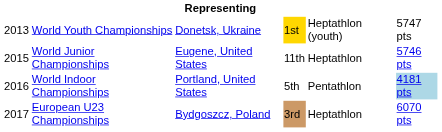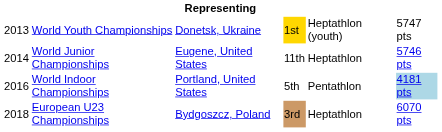(17, 58) 2015 -> (17, 58) 2014
(17, 114) 2017 -> (17, 114) 2018
